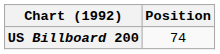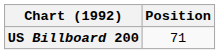(178, 38) 74 -> (178, 38) 71
